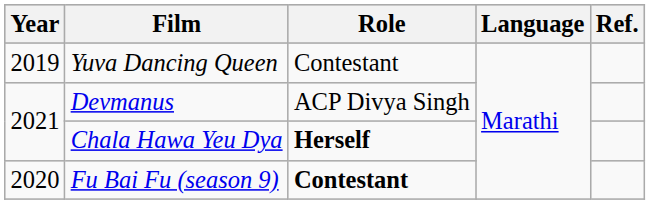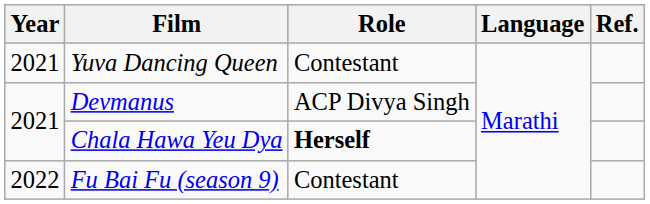(35, 62) 2019 -> (35, 62) 2021
(35, 179) 2020 -> (35, 179) 2022
(351, 179) bold -> (346, 179) normal
